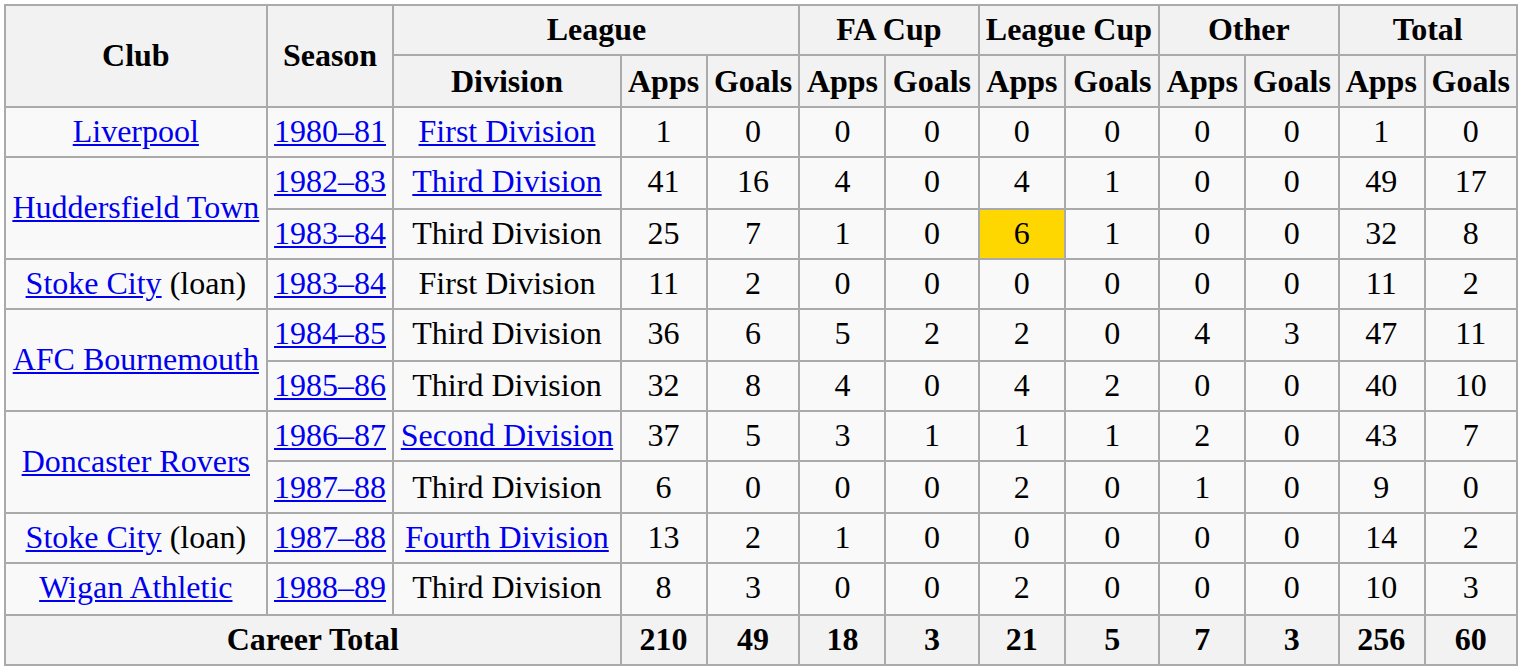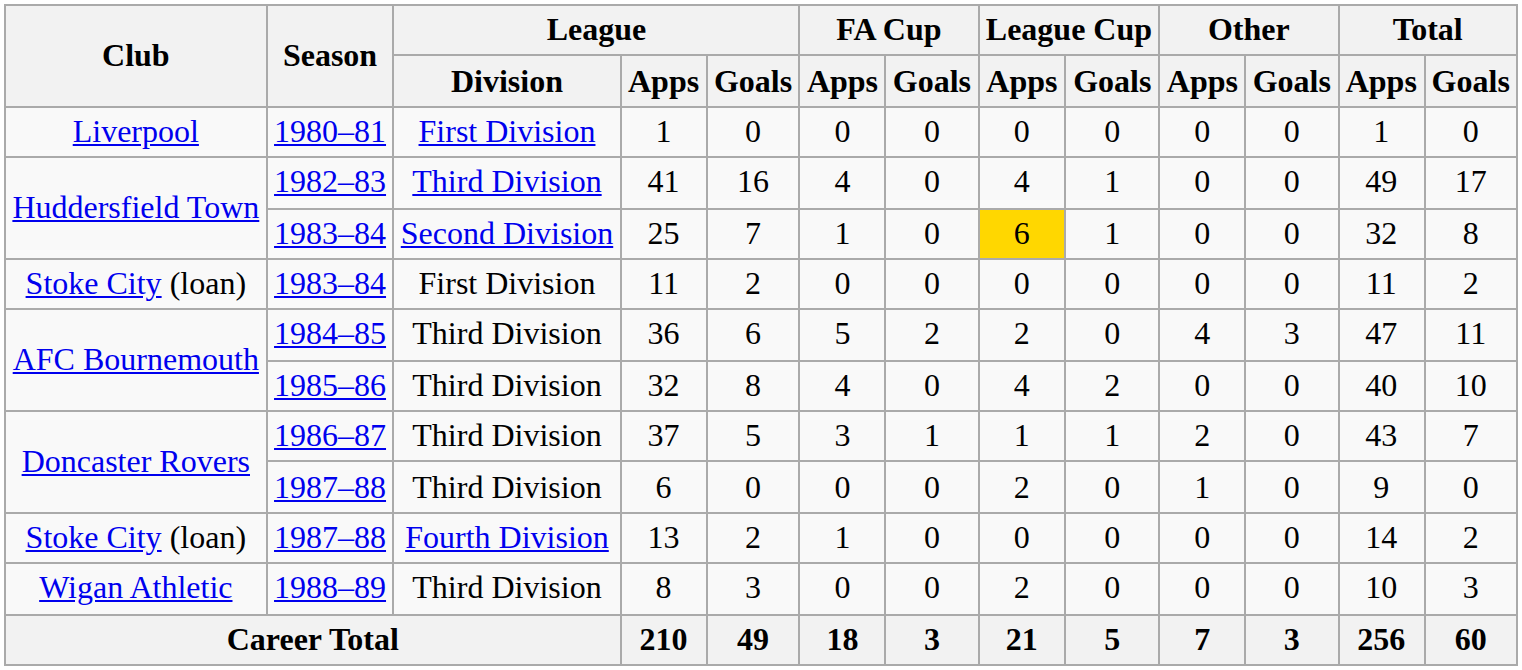(507, 232) Third Division -> (507, 232) Second Division
(507, 435) Second Division -> (507, 435) Third Division
